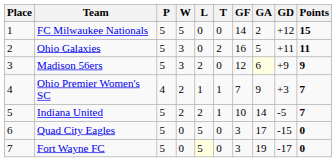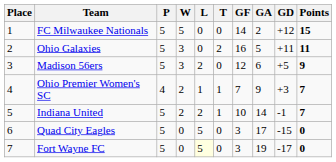(258, 65) lightyellow background -> (258, 65) no background
(283, 65) +9 -> (283, 65) +5
(282, 113) -5 -> (282, 113) -1
